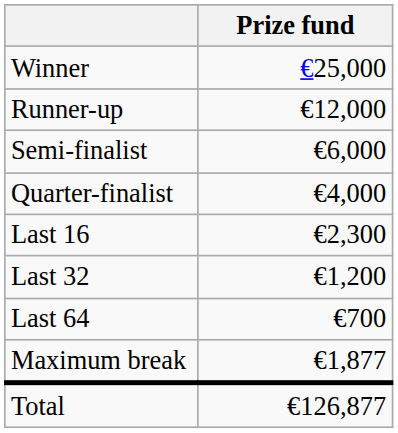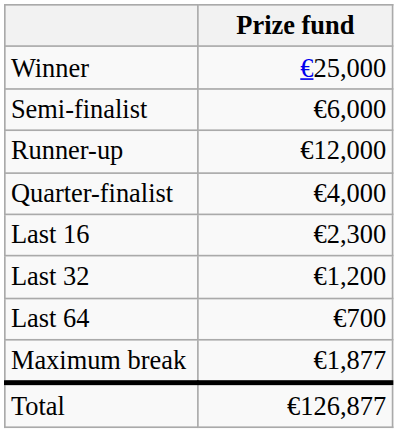rows swapped: (67, 109) <-> (79, 151)
